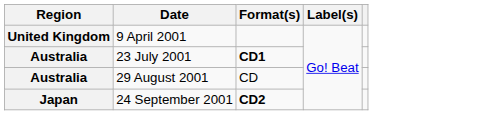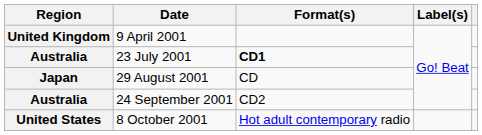(59, 78) Australia -> (59, 78) Japan
(59, 99) Japan -> (59, 99) Australia
(252, 99) bold -> (252, 99) normal
+ row: (162, 120)
